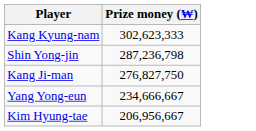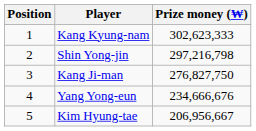+ column: (29, 14)
(152, 55) 287,236,798 -> (202, 55) 297,216,798
(152, 95) 234,666,667 -> (202, 95) 234,666,676
